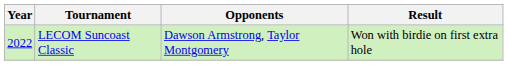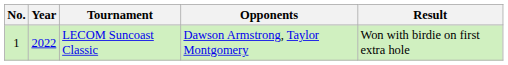+ column: (16, 14)
